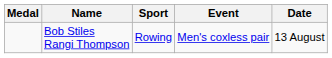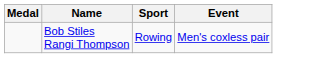- column: (300, 14)
